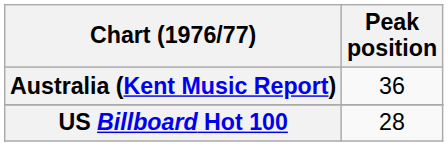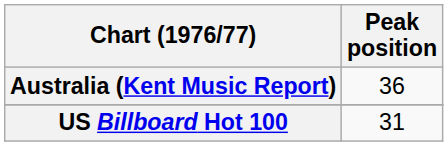(392, 122) 28 -> (392, 122) 31
